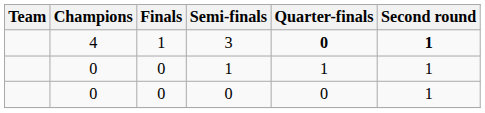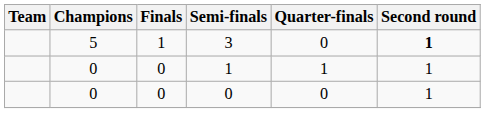(93, 42) 4 -> (93, 42) 5
(324, 42) bold -> (324, 42) normal
